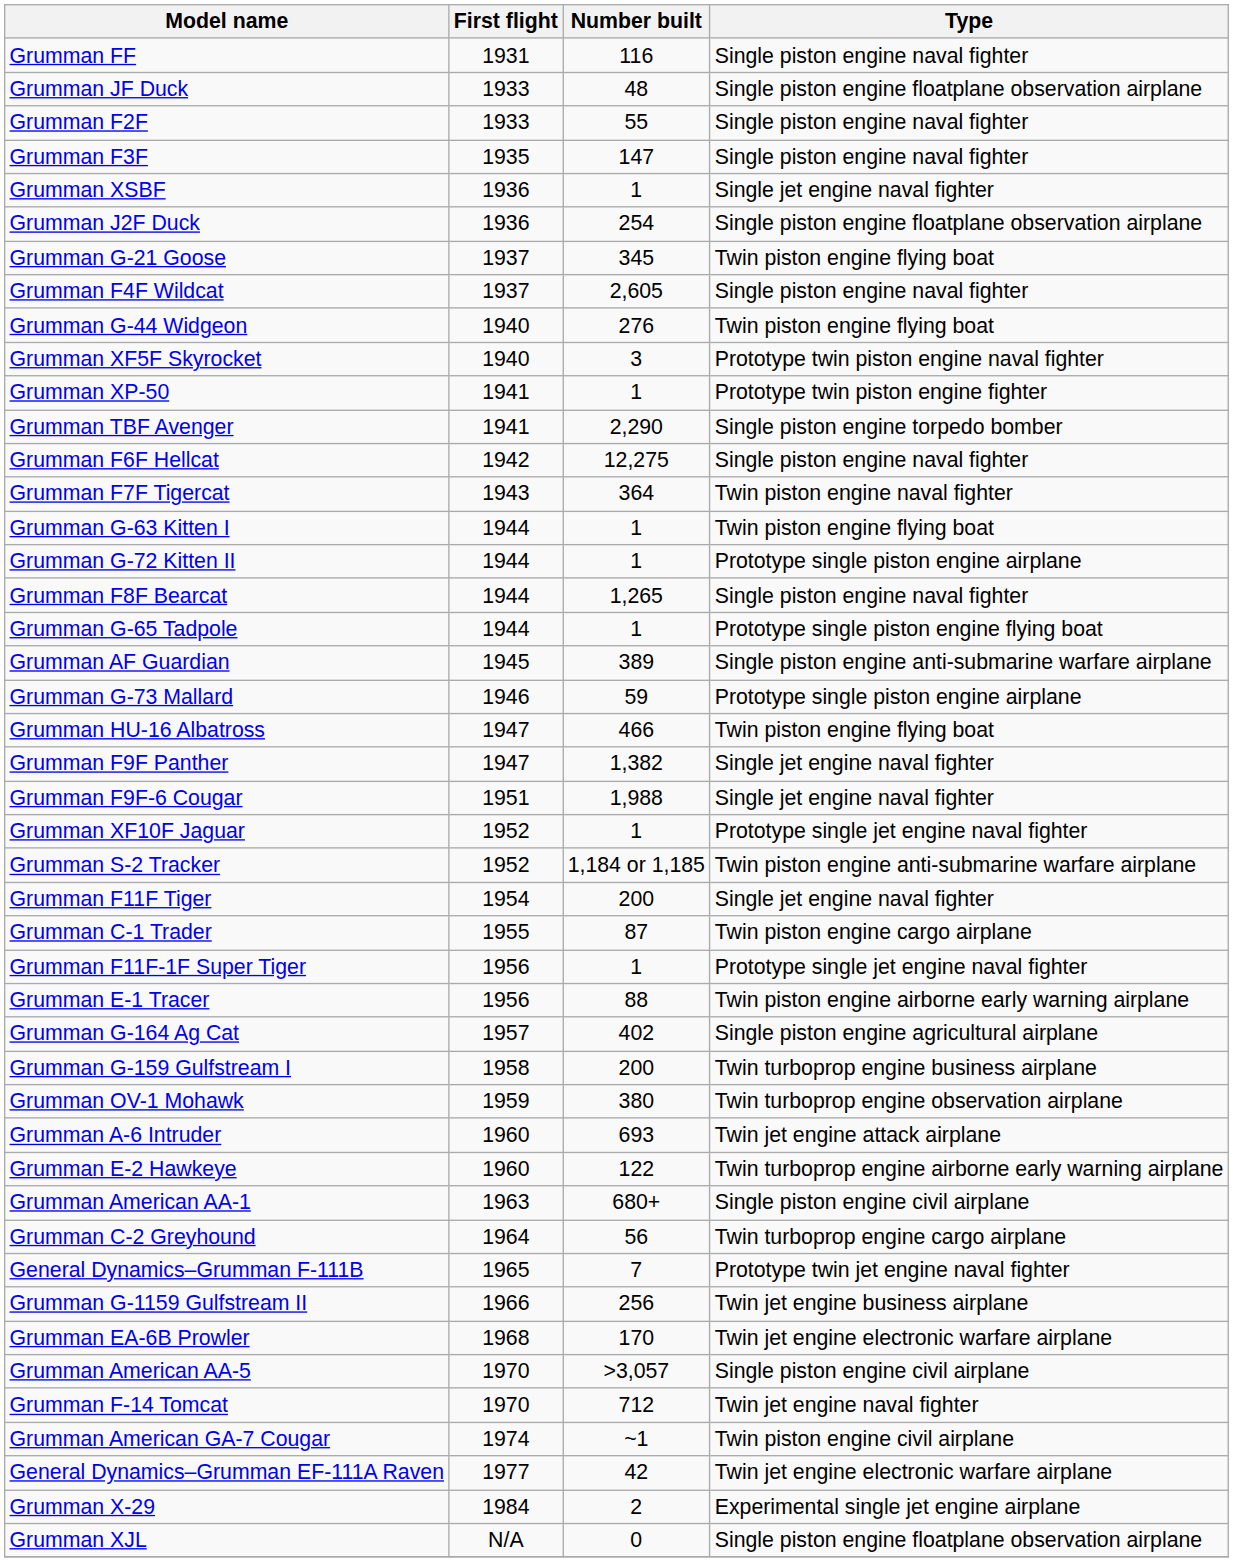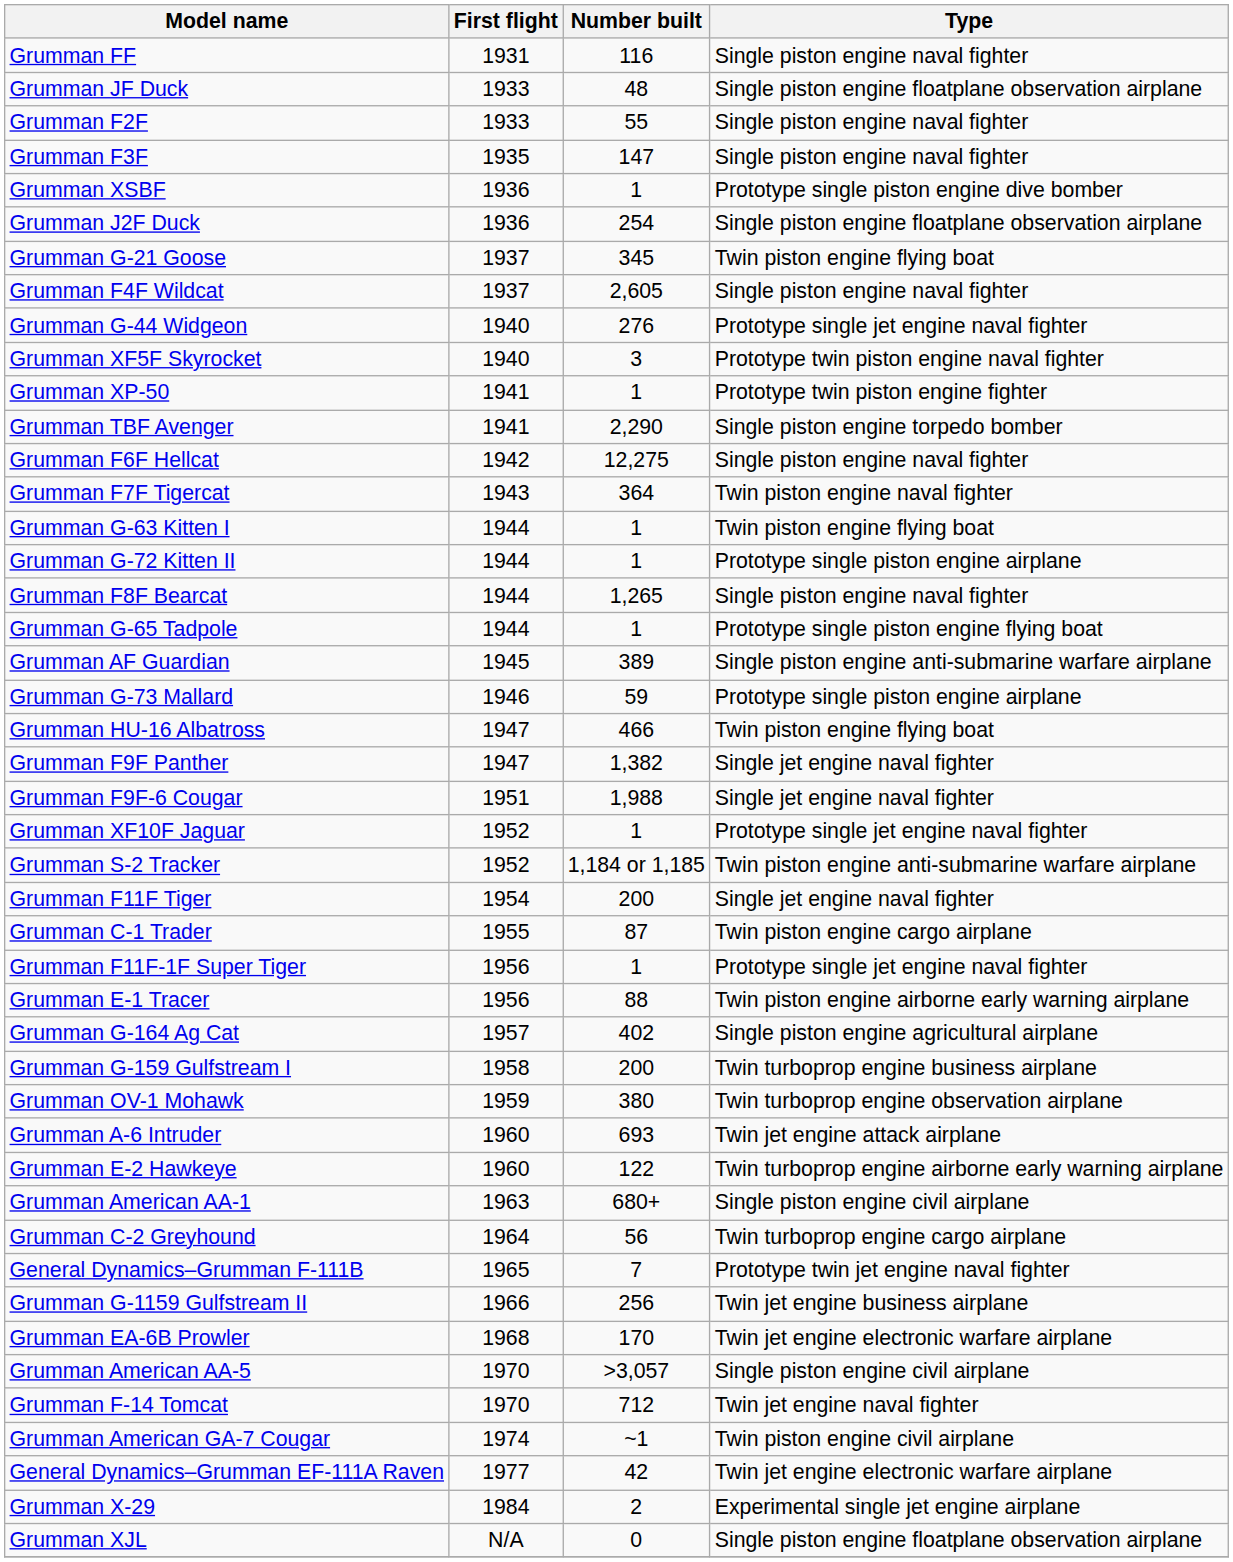(854, 190) Single jet engine naval fighter -> (919, 190) Prototype single piston engine dive bomber
(854, 325) Twin piston engine flying boat -> (901, 325) Prototype single jet engine naval fighter
